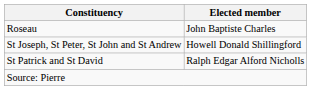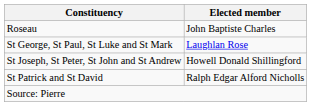+ row: (90, 45)
